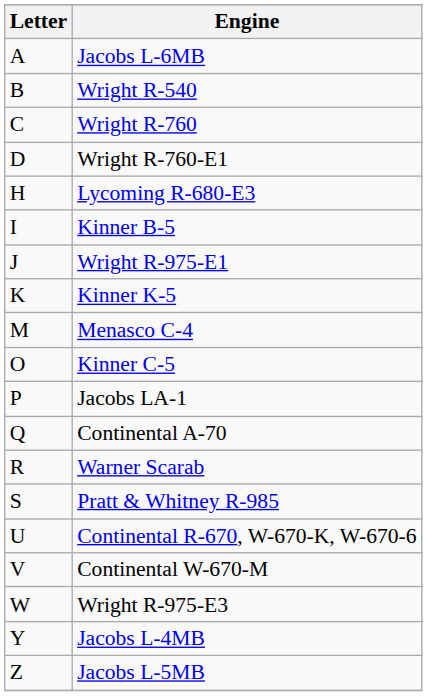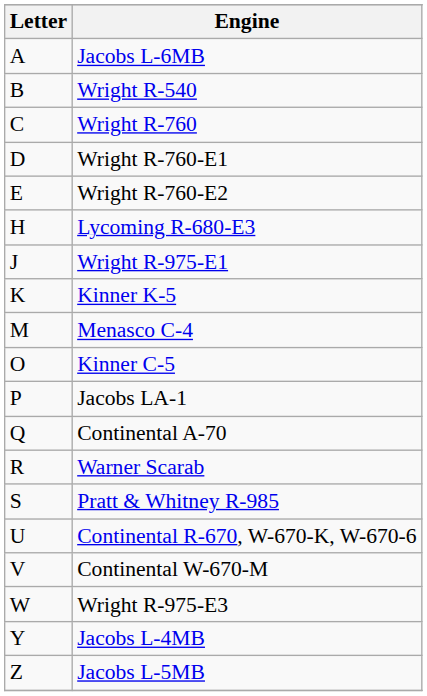+ row: (153, 192)
- row: (126, 227)
